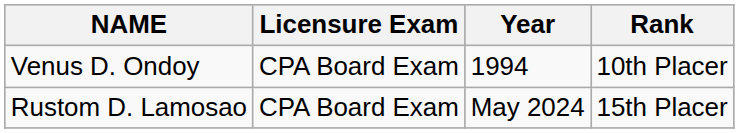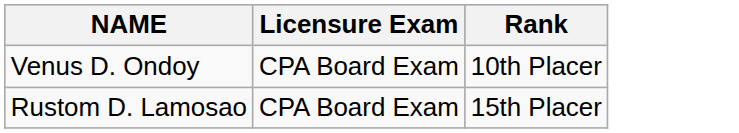- column: (528, 25)
